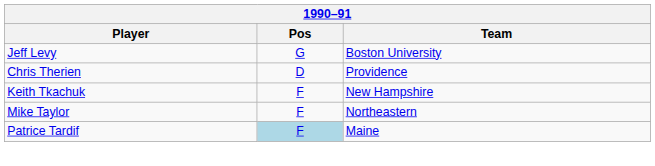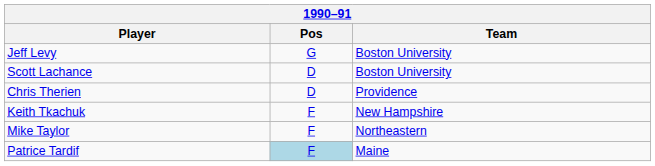+ row: (50, 72)
